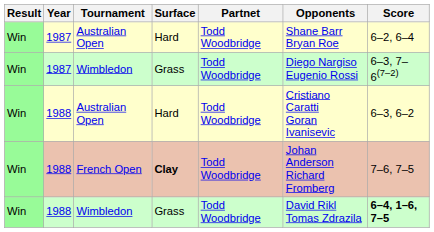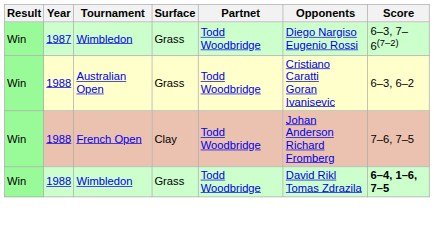- row: (59, 37)
(167, 113) Hard -> (169, 83) Grass
(166, 169) bold -> (166, 138) normal
